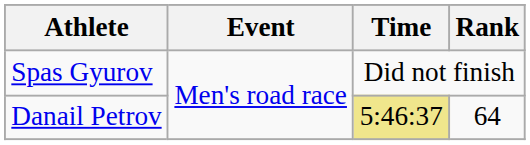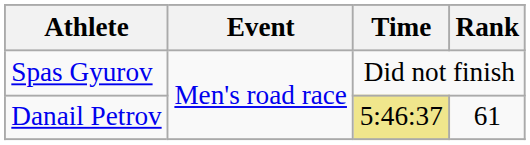(487, 117) 64 -> (487, 117) 61
